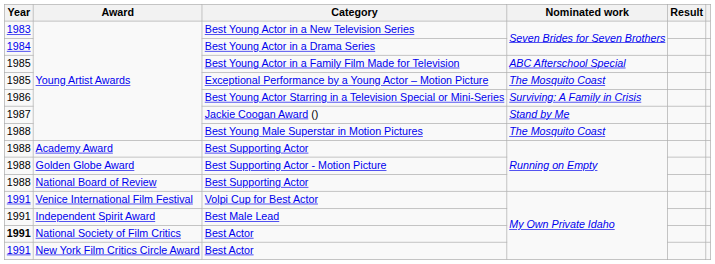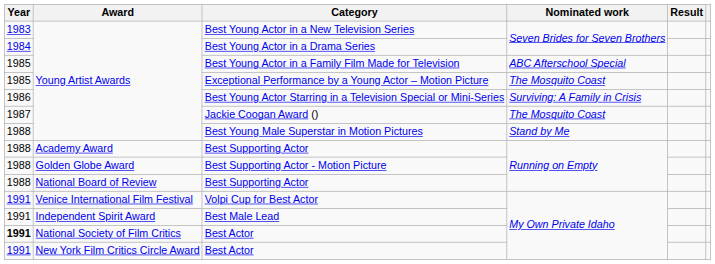(539, 115) Stand by Me -> (557, 115) The Mosquito Coast
(557, 132) The Mosquito Coast -> (539, 132) Stand by Me
